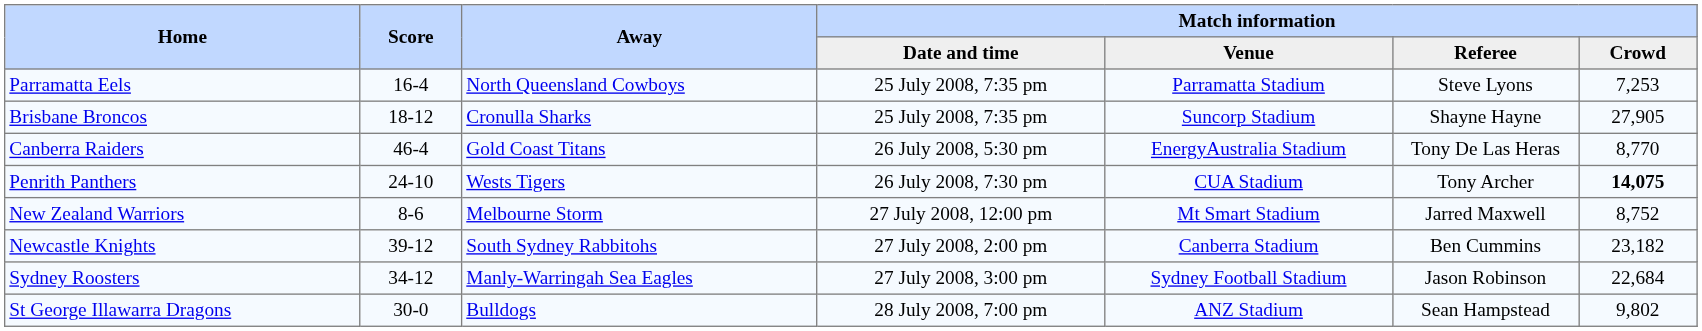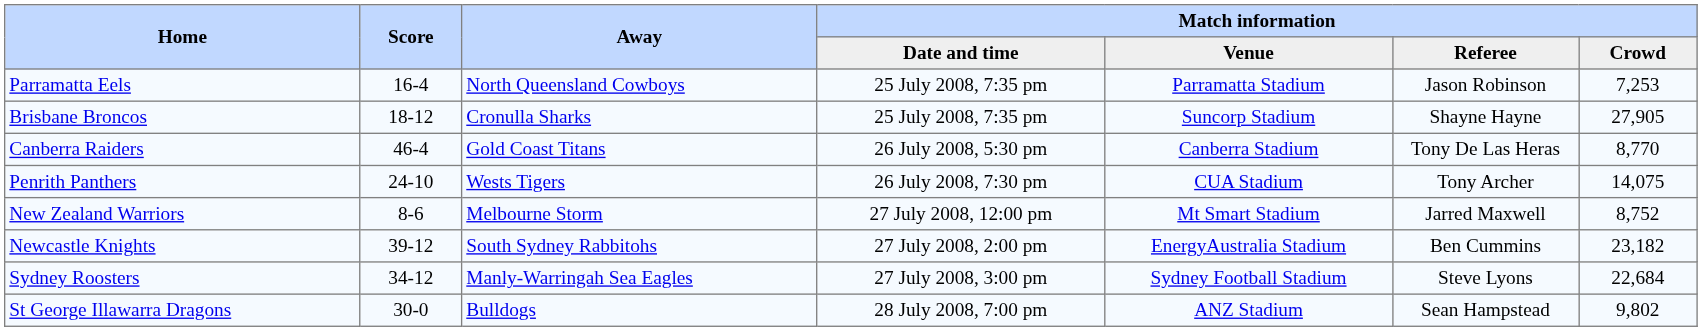(1485, 84) Steve Lyons -> (1485, 84) Jason Robinson
(1249, 149) EnergyAustralia Stadium -> (1249, 149) Canberra Stadium
(1638, 181) bold -> (1638, 181) normal
(1249, 245) Canberra Stadium -> (1249, 245) EnergyAustralia Stadium
(1485, 277) Jason Robinson -> (1485, 277) Steve Lyons
